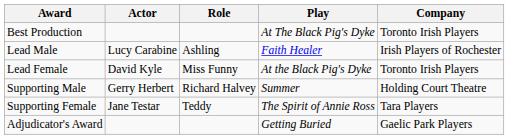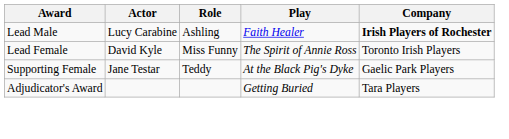- row: (45, 32)
(441, 50) normal -> (427, 32) bold
(316, 69) At the Black Pig's Dyke -> (300, 50) The Spirit of Annie Ross
- row: (46, 87)
(318, 106) The Spirit of Annie Ross -> (298, 69) At the Black Pig's Dyke
(409, 106) Tara Players -> (408, 69) Gaelic Park Players
(426, 124) Gaelic Park Players -> (391, 87) Tara Players
